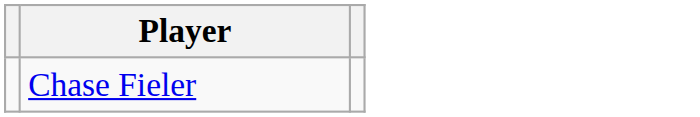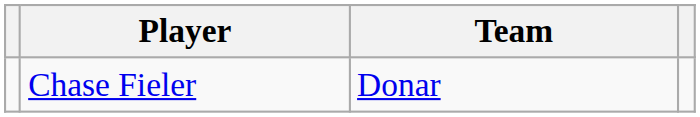+ column: (514, 31)
